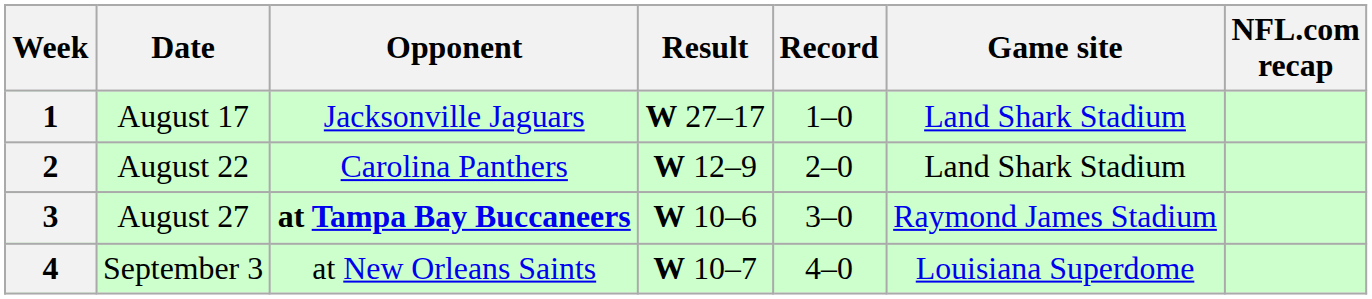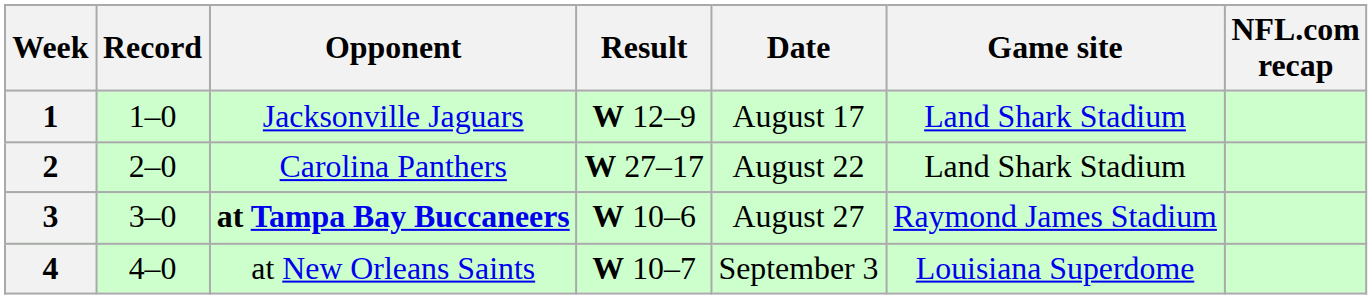columns swapped: (183, 47) <-> (829, 47)
(705, 116) W 27–17 -> (644, 116) W 12–9
(705, 166) W 12–9 -> (644, 166) W 27–17
